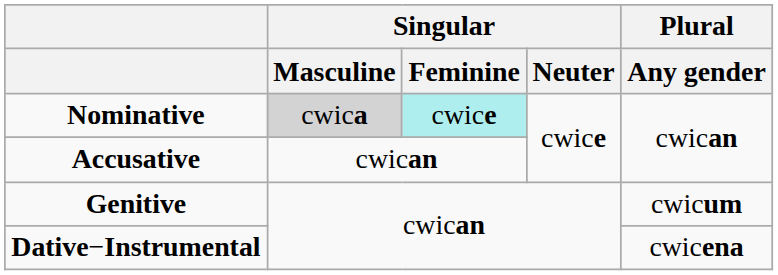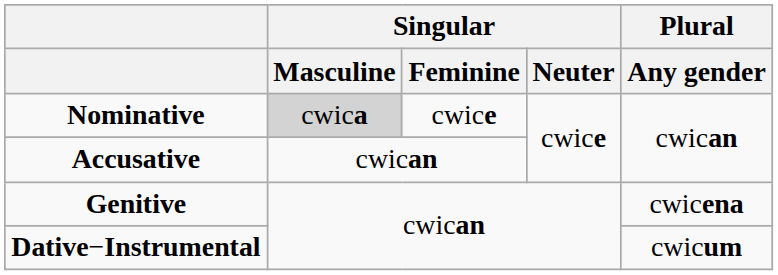(464, 114) paleturquoise background -> (464, 114) no background
(697, 203) cwicum -> (697, 203) cwicena
(697, 247) cwicena -> (697, 247) cwicum
